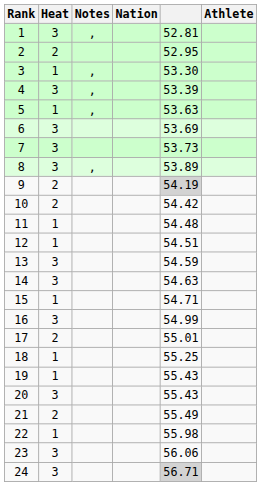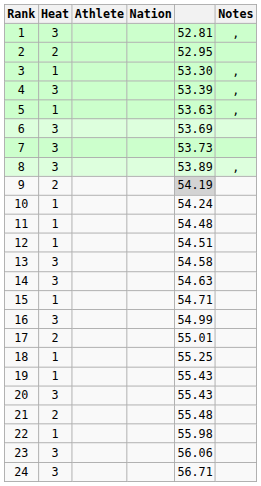columns swapped: (229, 14) <-> (92, 14)
(55, 205) 2 -> (55, 205) 1
(181, 205) 54.42 -> (195, 205) 54.24
(181, 262) 54.59 -> (195, 262) 54.58
(181, 414) 55.49 -> (195, 414) 55.48
(181, 472) lightgrey background -> (195, 472) no background
